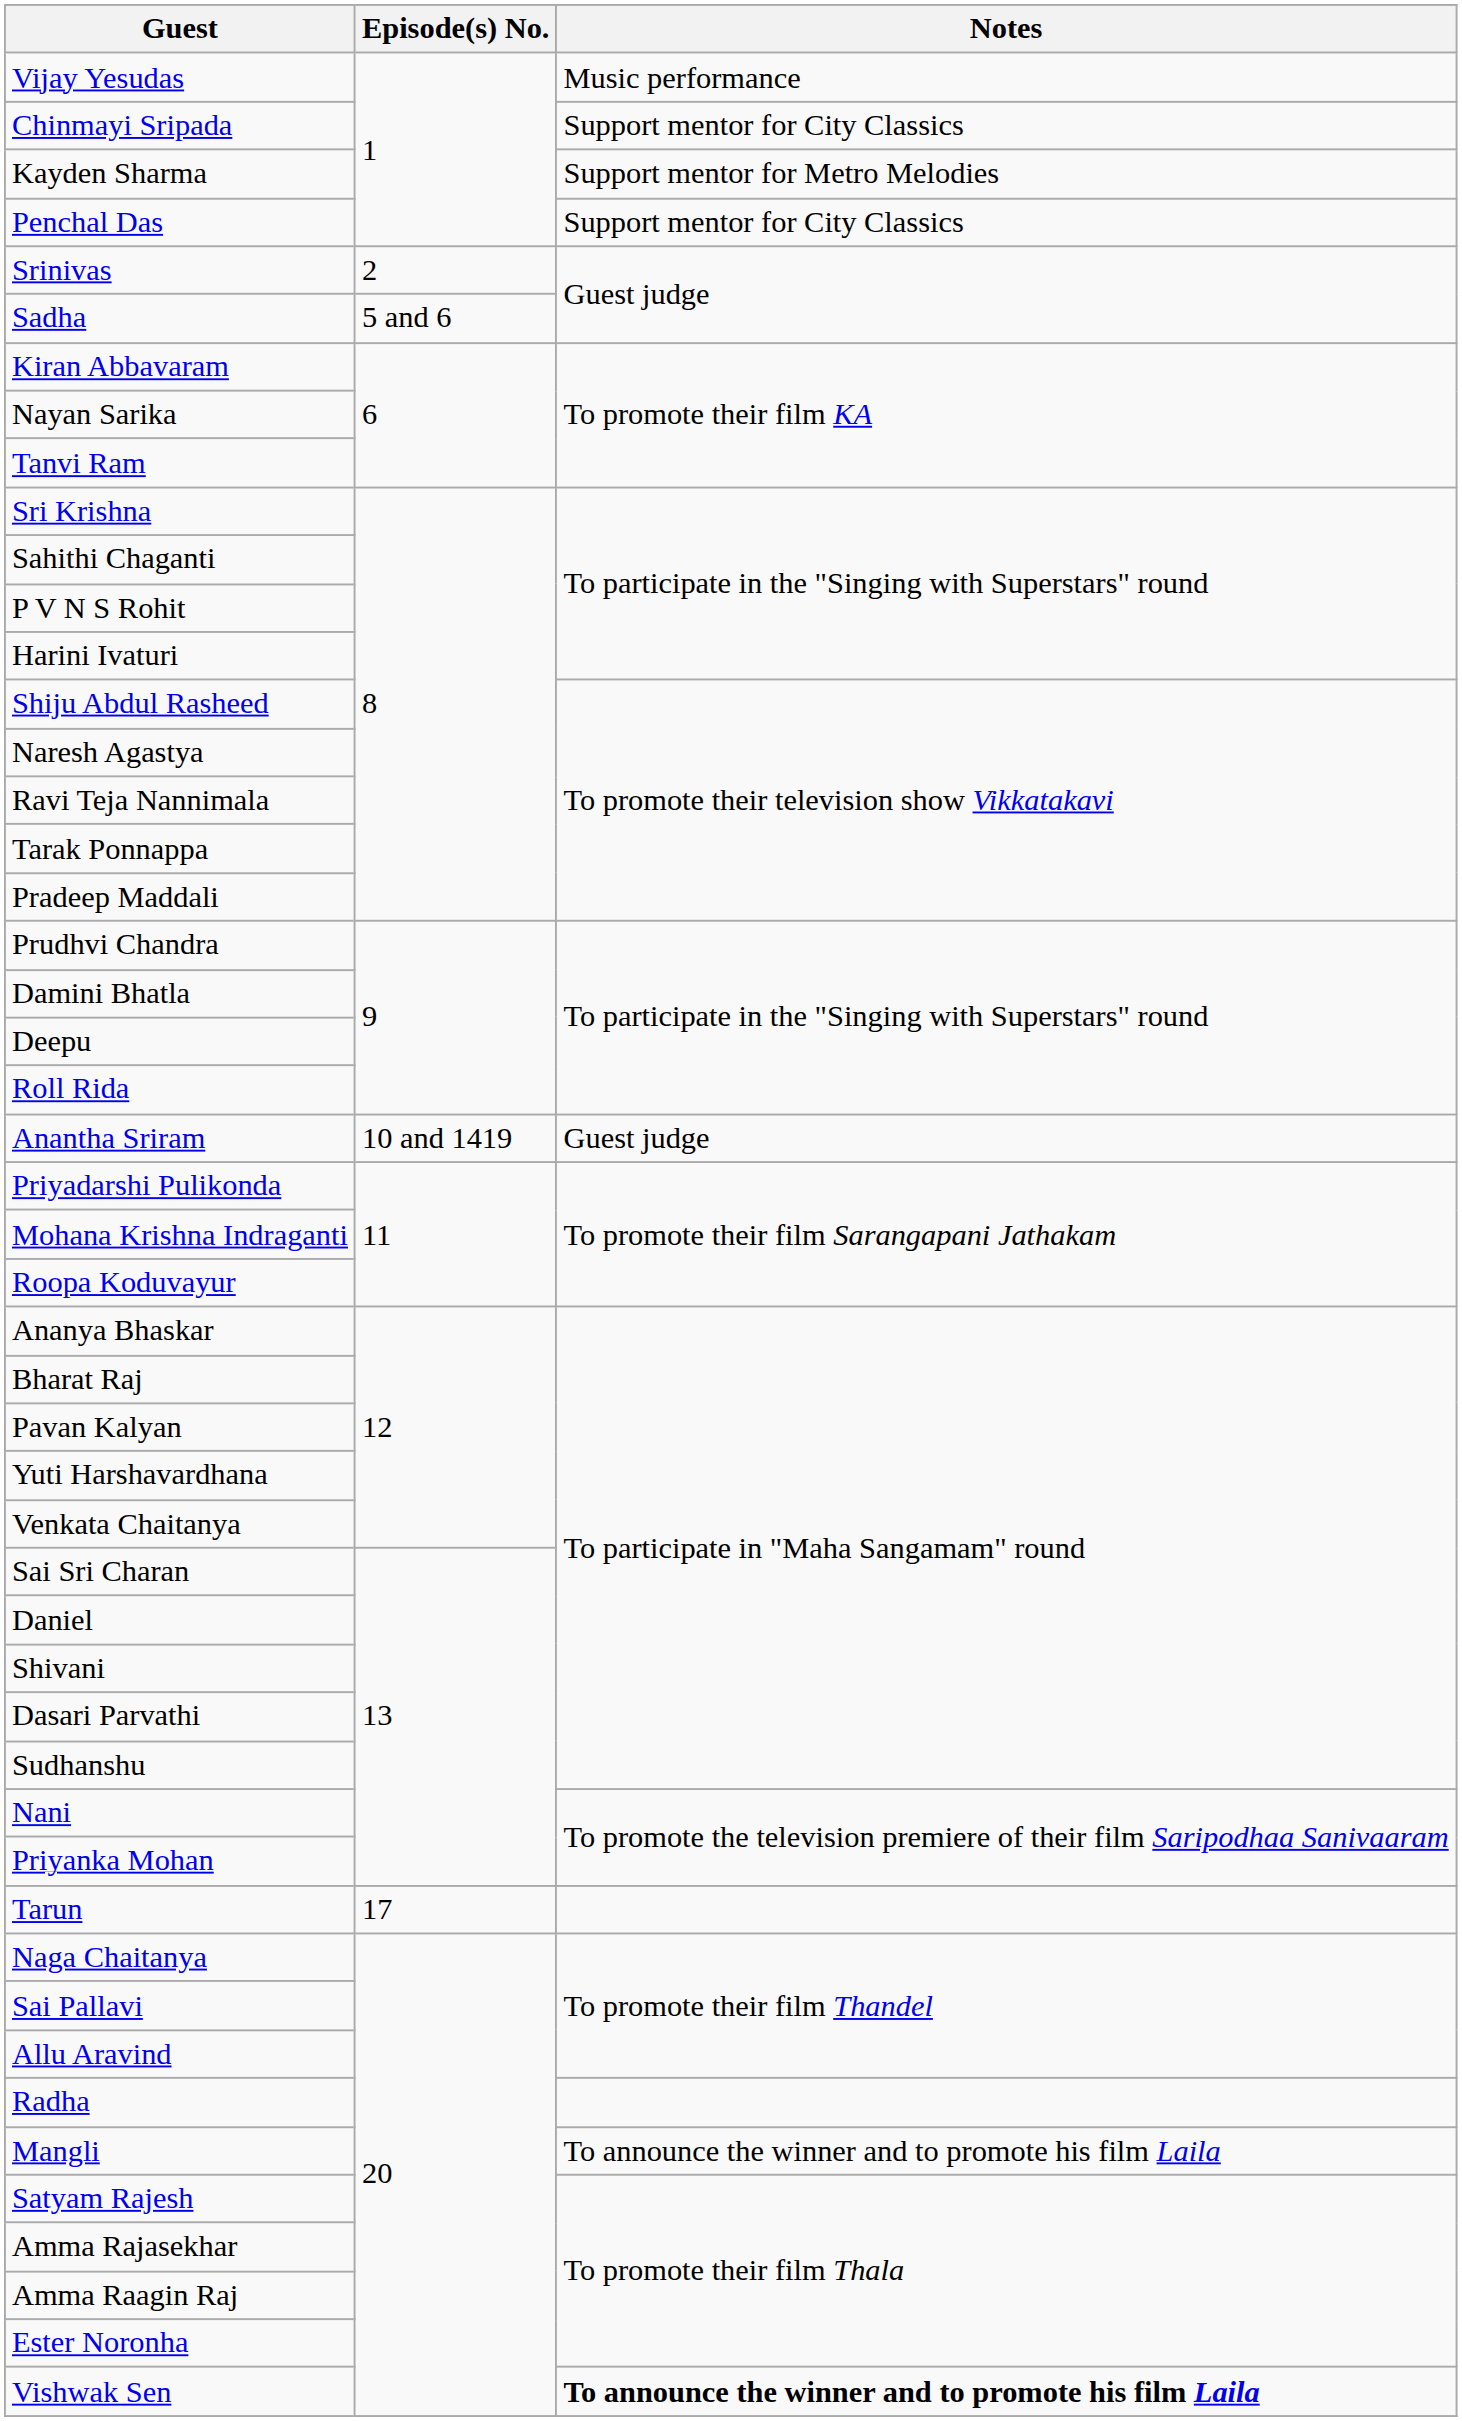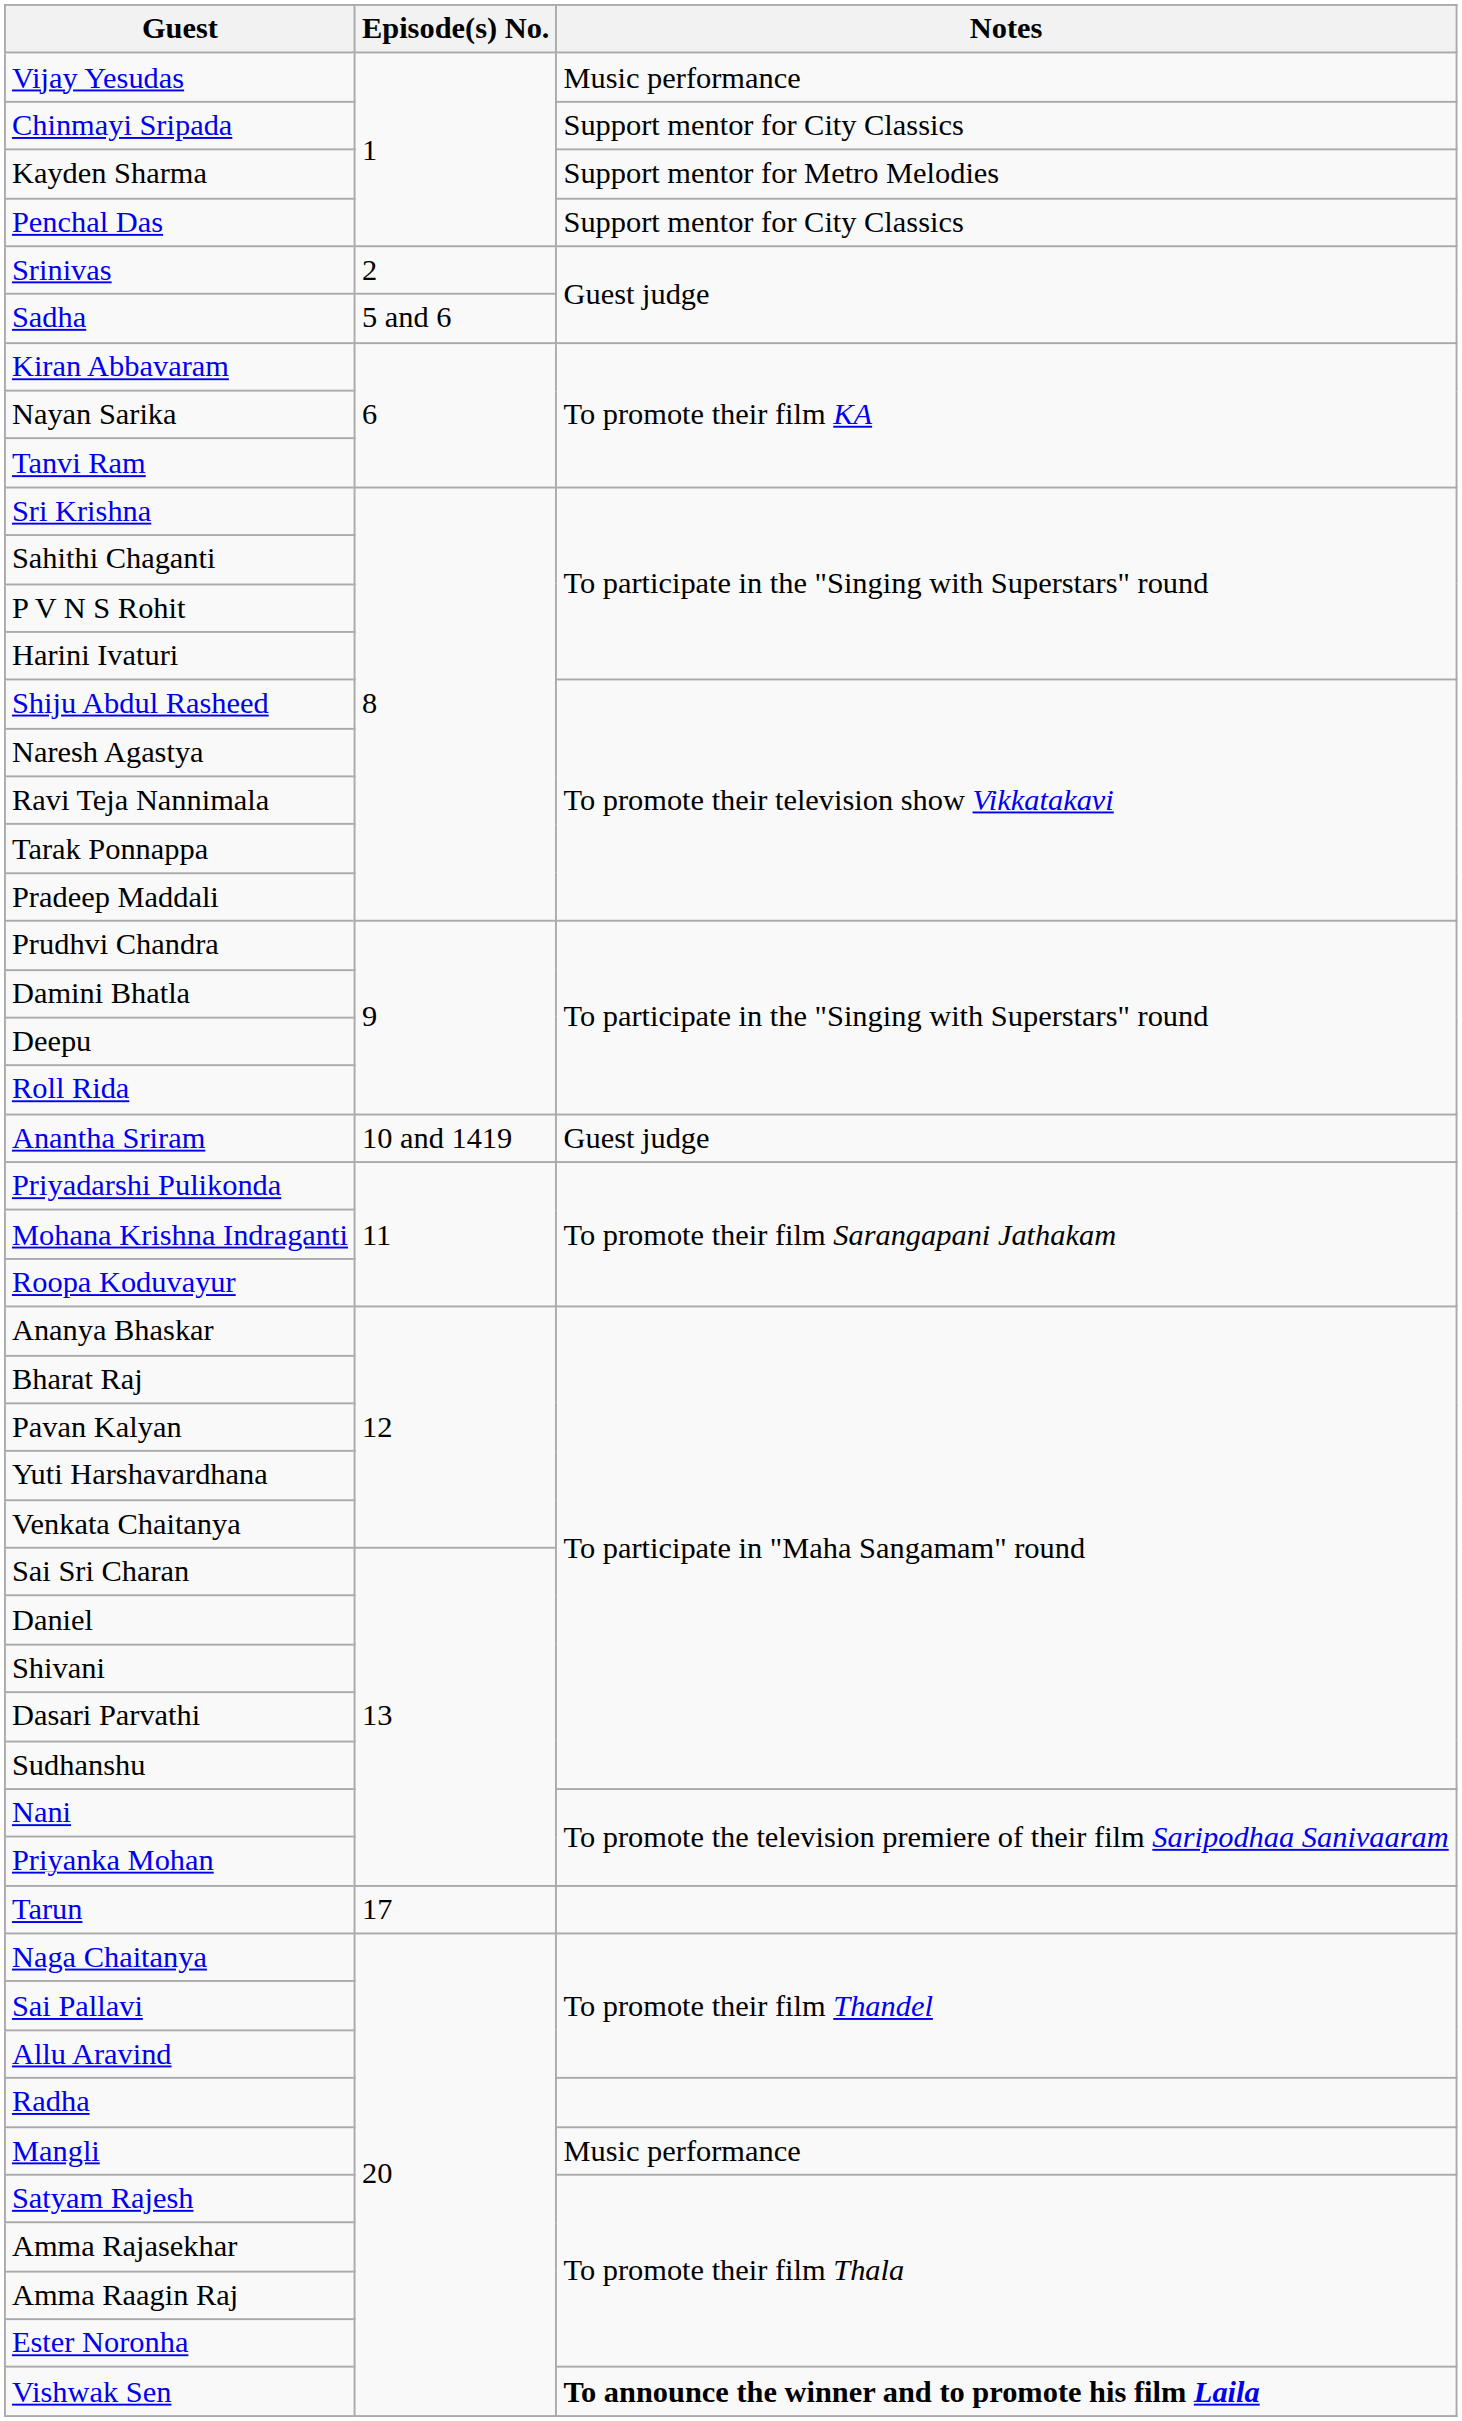(892, 2149) To announce the winner and to promote his film Laila -> (682, 2149) Music performance
